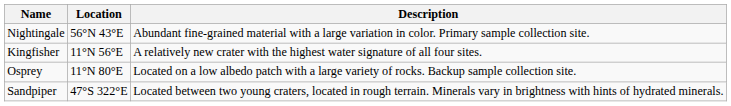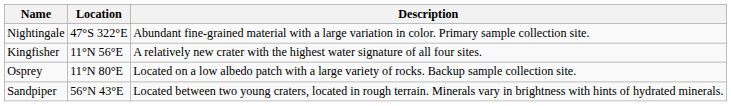(97, 33) 56°N 43°E -> (99, 33) 47°S 322°E
(99, 91) 47°S 322°E -> (97, 91) 56°N 43°E
